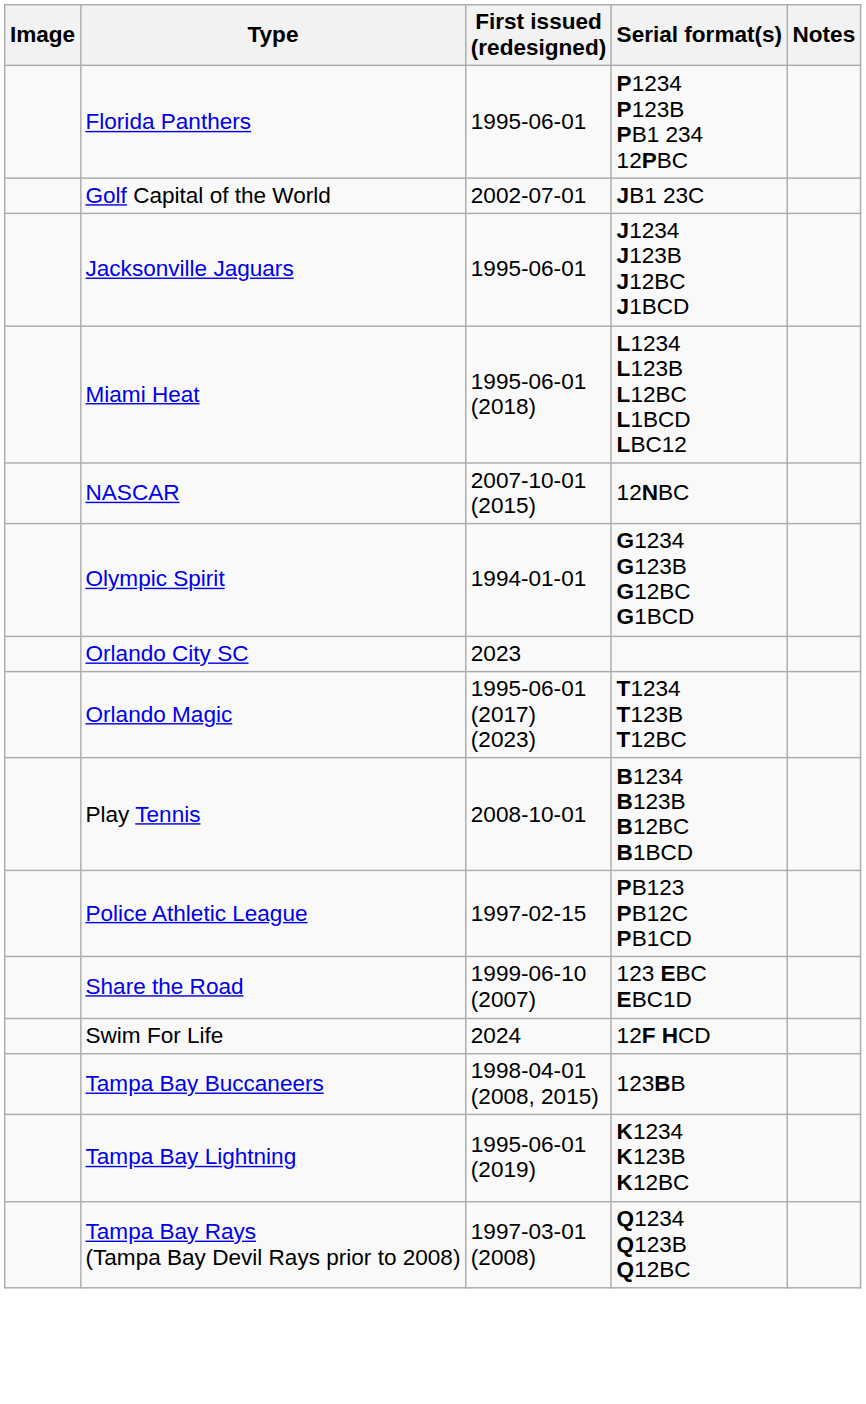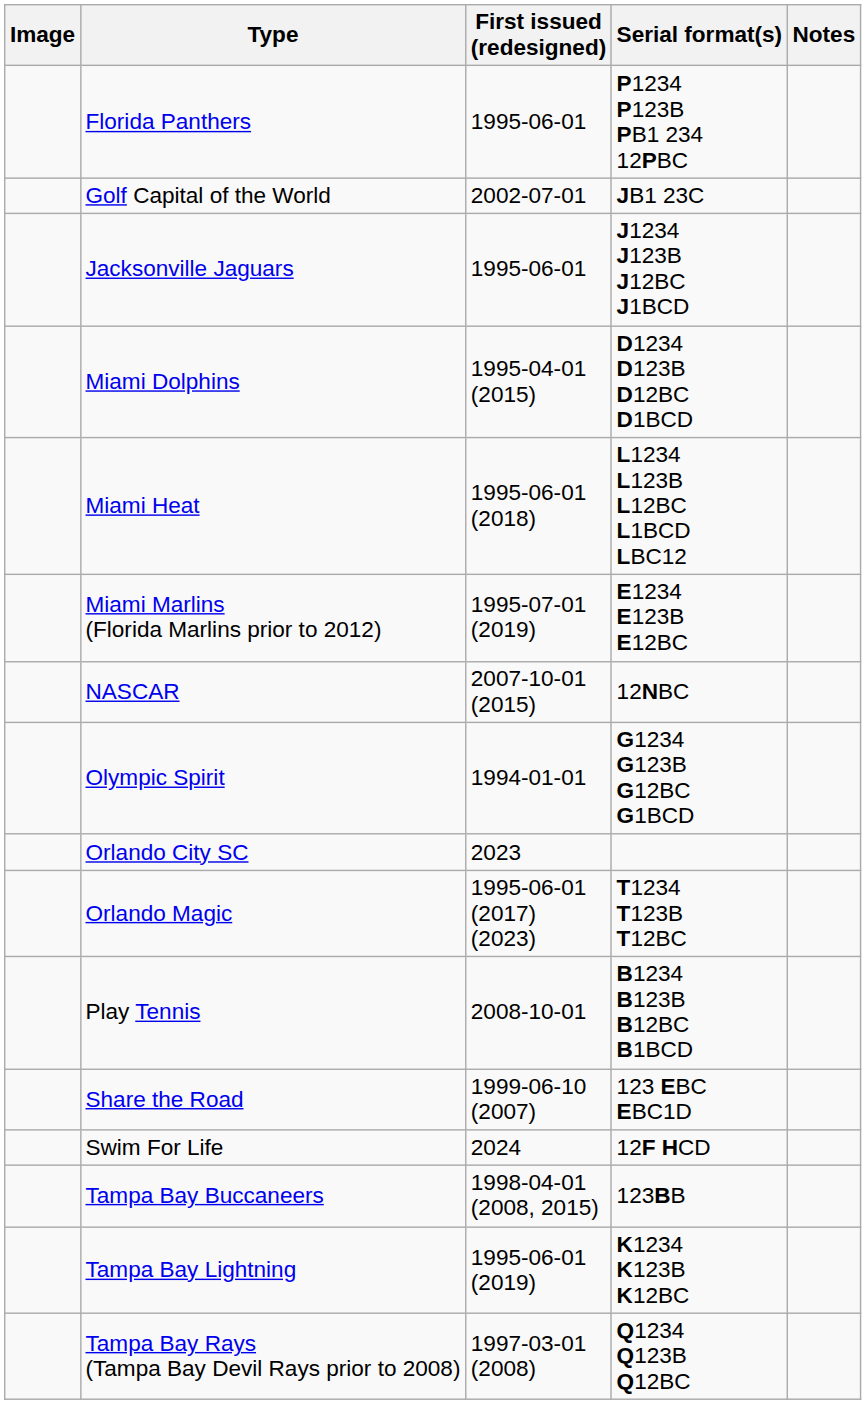+ row: (163, 381)
+ row: (233, 617)
- row: (197, 913)
